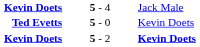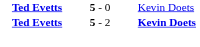- row: (100, 7)
(33, 38) Kevin Doets -> (37, 22) Ted Evetts
